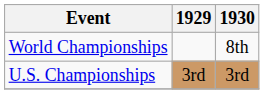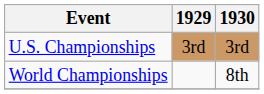rows swapped: (88, 46) <-> (82, 74)
